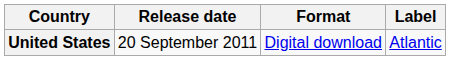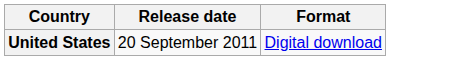- column: (416, 17)
